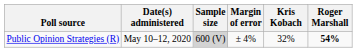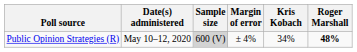(286, 39) 32% -> (286, 39) 34%
(330, 39) 54% -> (330, 39) 48%
